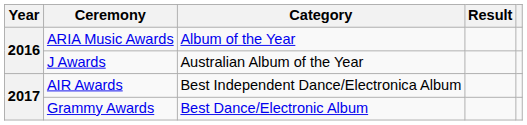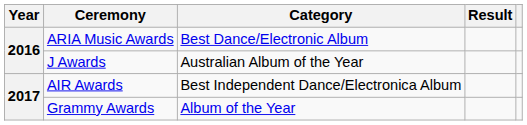(238, 39) Album of the Year -> (274, 39) Best Dance/Electronic Album
(274, 108) Best Dance/Electronic Album -> (238, 108) Album of the Year
